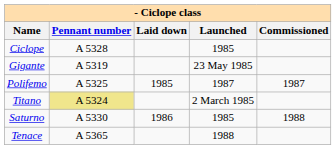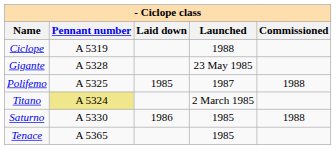(92, 48) A 5328 -> (92, 48) A 5319
(223, 48) 1985 -> (223, 48) 1988
(92, 65) A 5319 -> (92, 65) A 5328
(294, 83) 1987 -> (294, 83) 1988
(223, 135) 1988 -> (223, 135) 1985
